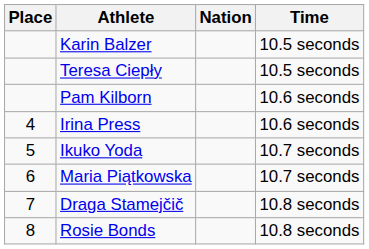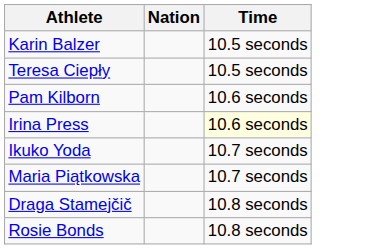- column: (30, 17)
(309, 124) no background -> (258, 124) lightyellow background
